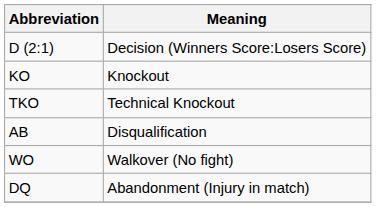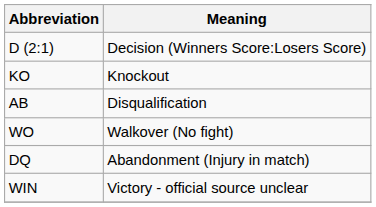- row: (24, 104)
+ row: (23, 188)
